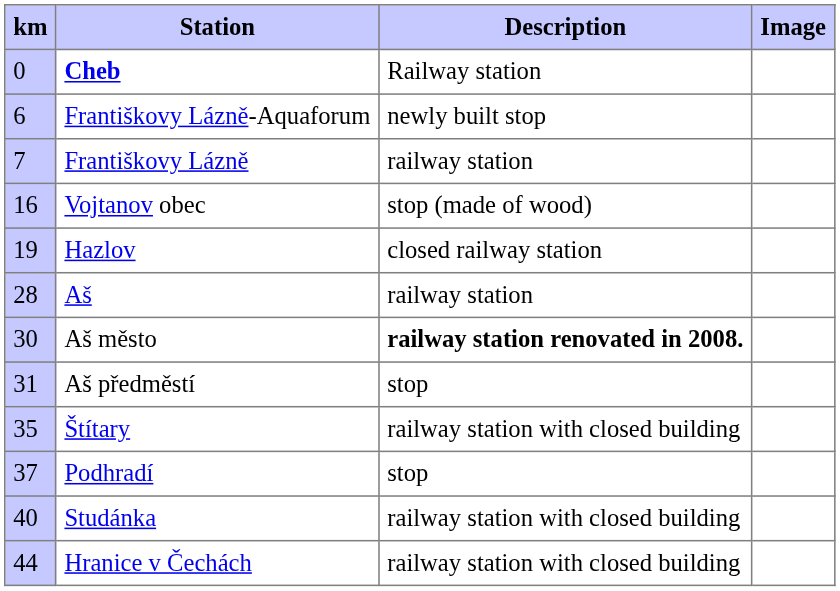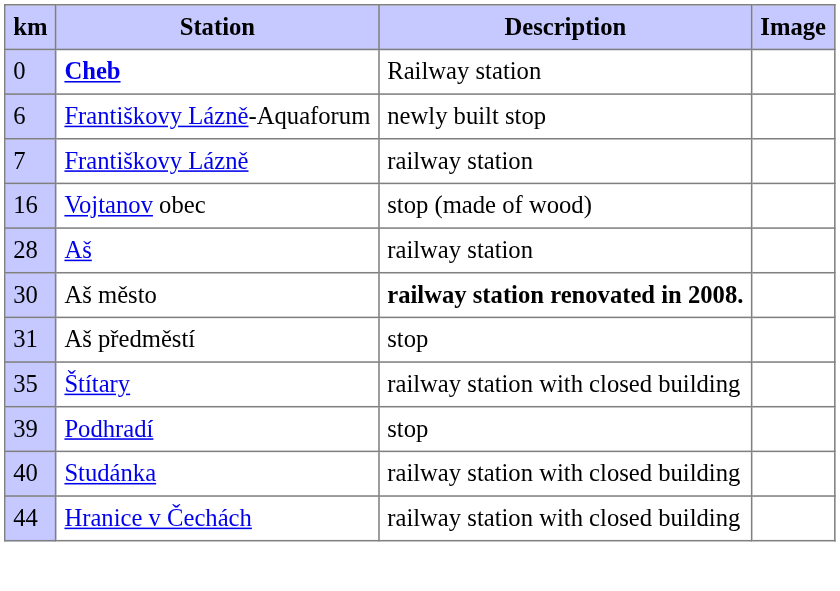- row: (100, 250)
(26, 473) 37 -> (26, 428) 39
